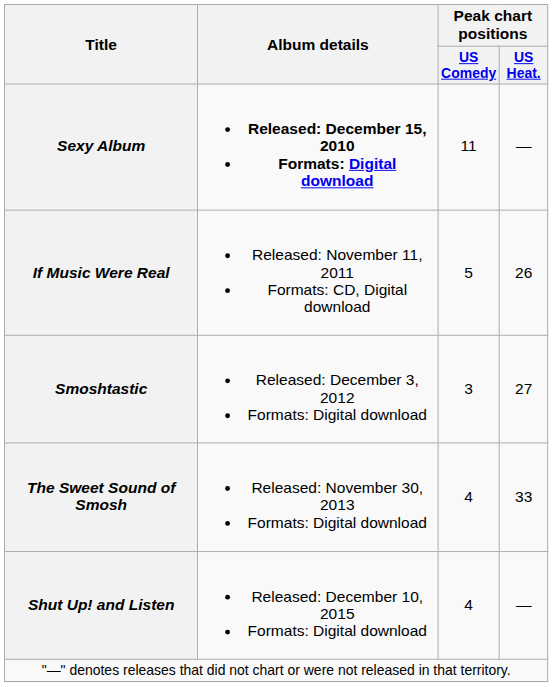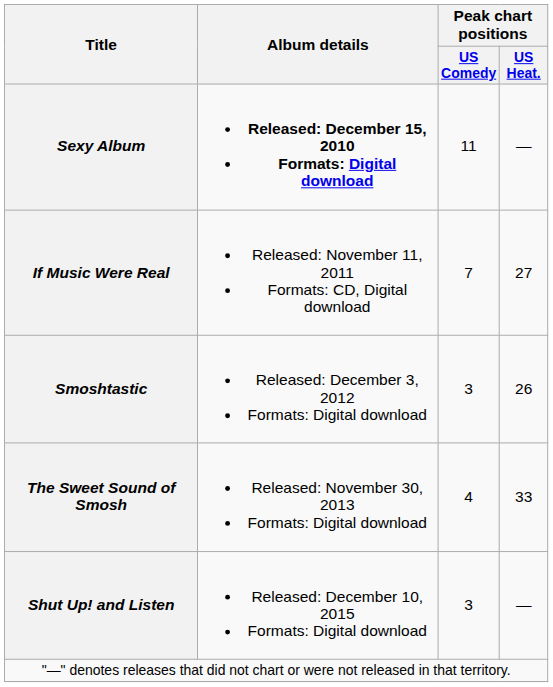(469, 272) 5 -> (469, 272) 7
(524, 272) 26 -> (524, 272) 27
(524, 389) 27 -> (524, 389) 26
(469, 605) 4 -> (469, 605) 3
